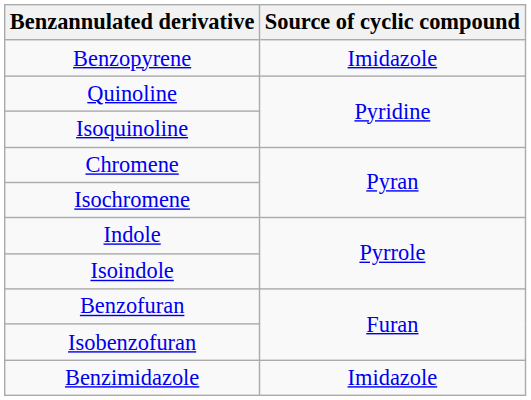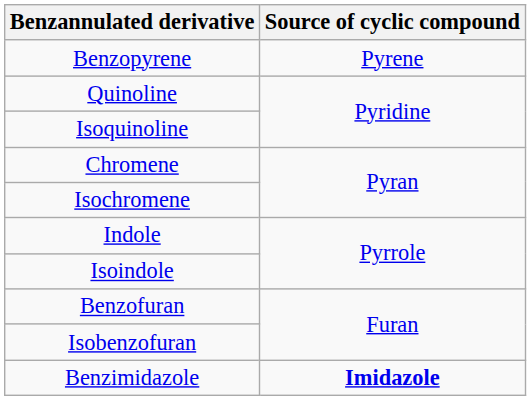(392, 57) Imidazole -> (392, 57) Pyrene
(392, 377) normal -> (392, 377) bold
